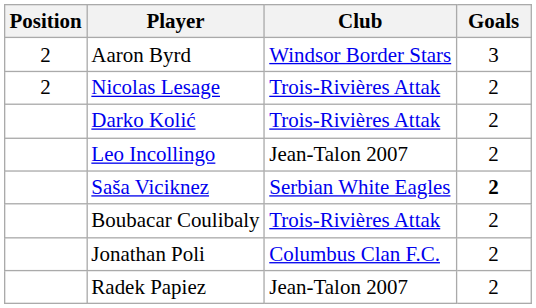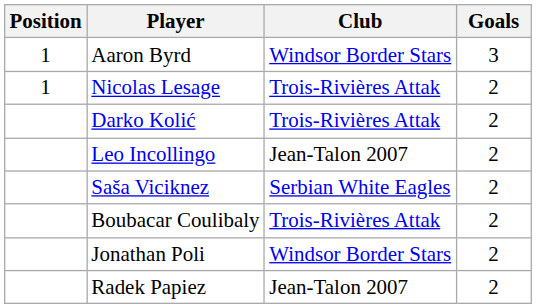(46, 54) 2 -> (46, 54) 1
(46, 87) 2 -> (46, 87) 1
(494, 187) bold -> (494, 187) normal
(355, 253) Columbus Clan F.C. -> (360, 253) Windsor Border Stars
